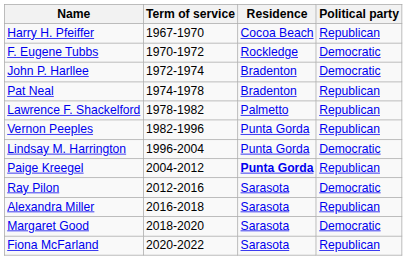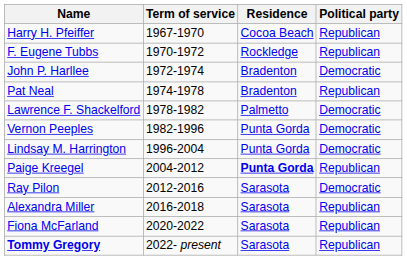(350, 52) Democratic -> (350, 52) Republican
(350, 110) Republican -> (350, 110) Democratic
(350, 129) Republican -> (350, 129) Democratic
- row: (48, 226)
+ row: (54, 245)
